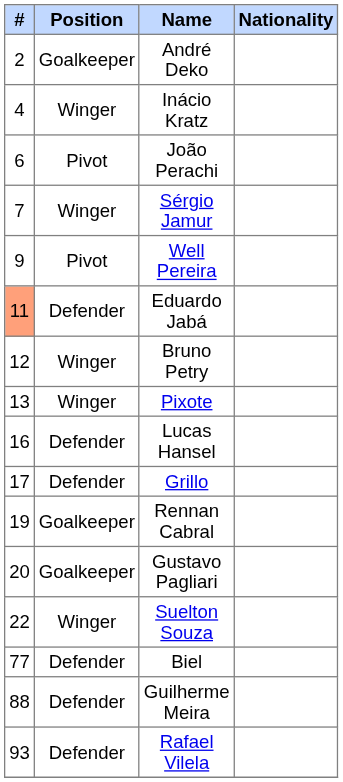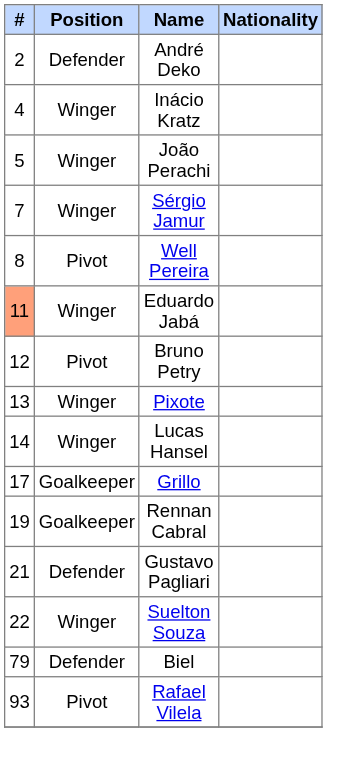(87, 59) Goalkeeper -> (87, 59) Defender
(19, 160) 6 -> (19, 160) 5
(87, 160) Pivot -> (87, 160) Winger
(19, 261) 9 -> (19, 261) 8
(87, 311) Defender -> (87, 311) Winger
(87, 361) Winger -> (87, 361) Pivot
(19, 441) 16 -> (19, 441) 14
(87, 441) Defender -> (87, 441) Winger
(87, 481) Defender -> (87, 481) Goalkeeper
(19, 572) 20 -> (19, 572) 21
(87, 572) Goalkeeper -> (87, 572) Defender
(19, 662) 77 -> (19, 662) 79
- row: (187, 702)
(87, 752) Defender -> (87, 702) Pivot
